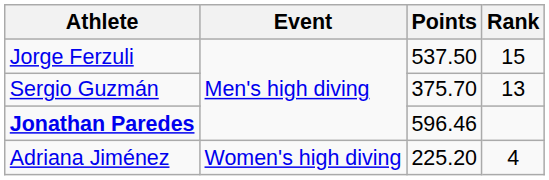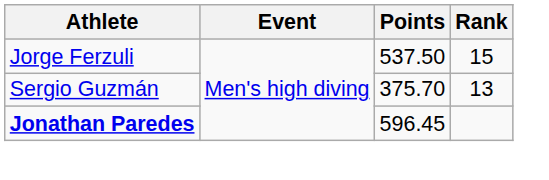(444, 124) 596.46 -> (412, 124) 596.45
- row: (90, 158)
